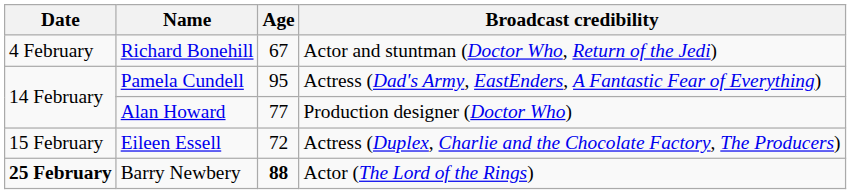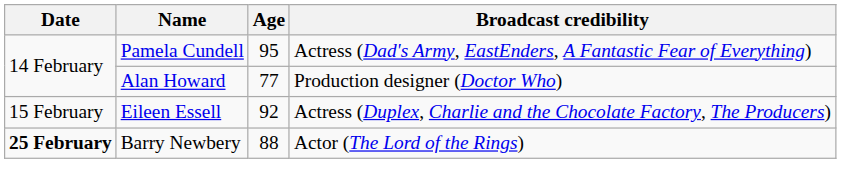- row: (187, 50)
(279, 142) 72 -> (269, 111) 92
(279, 173) bold -> (269, 142) normal
